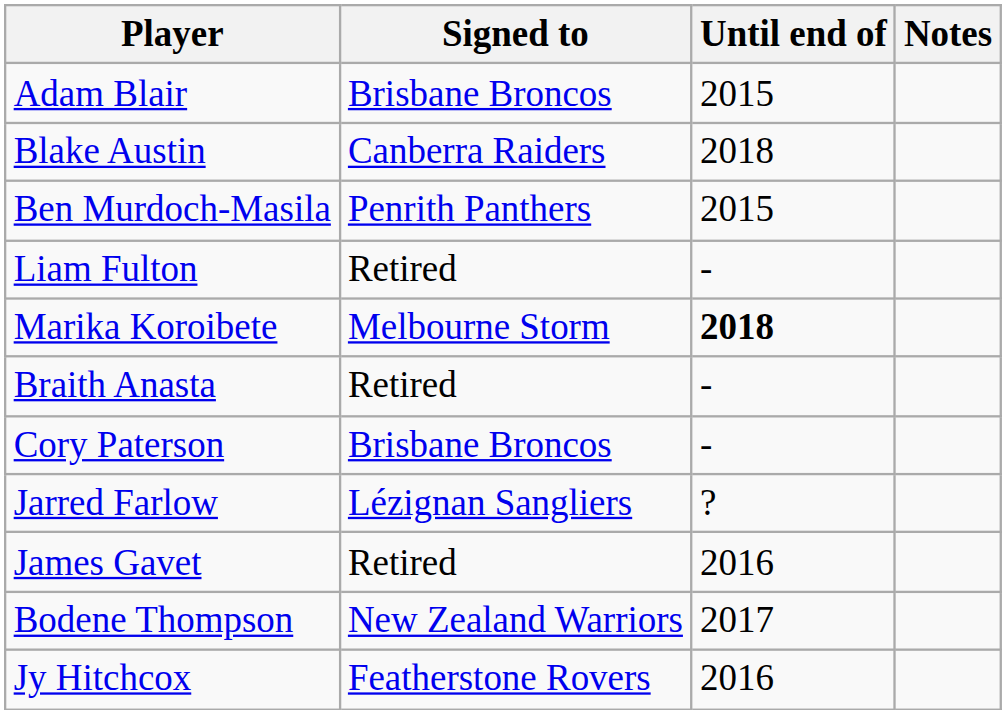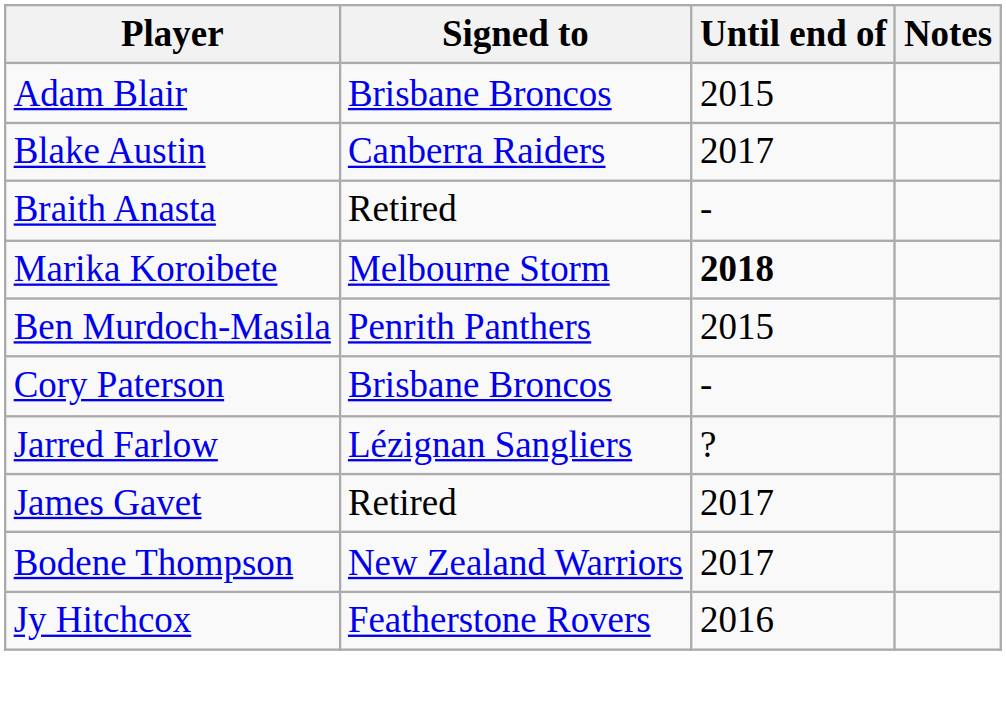(737, 151) 2018 -> (737, 151) 2017
rows swapped: (115, 385) <-> (172, 209)
- row: (106, 268)
(737, 561) 2016 -> (737, 502) 2017
